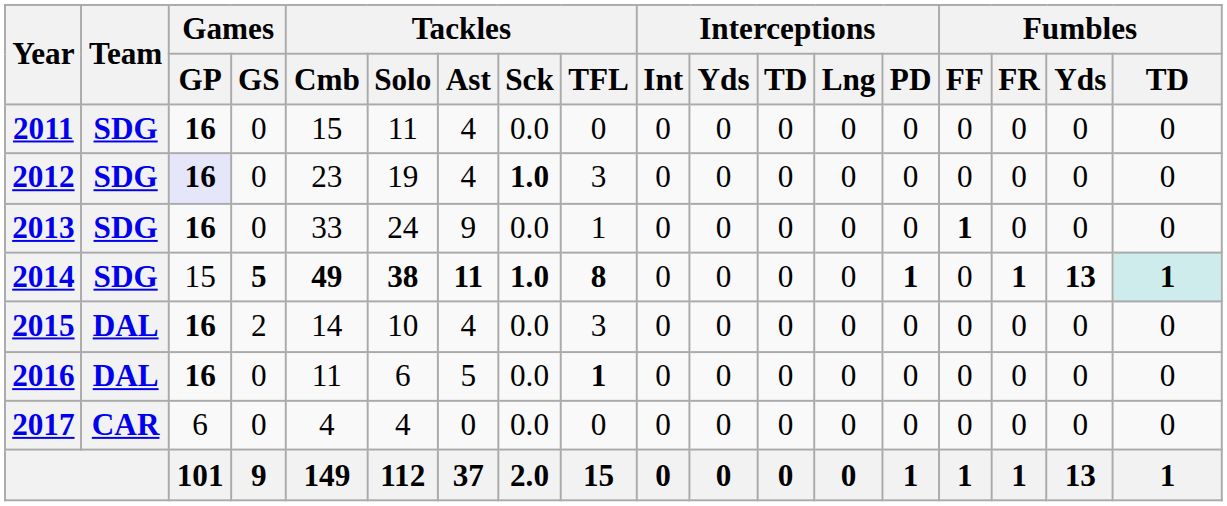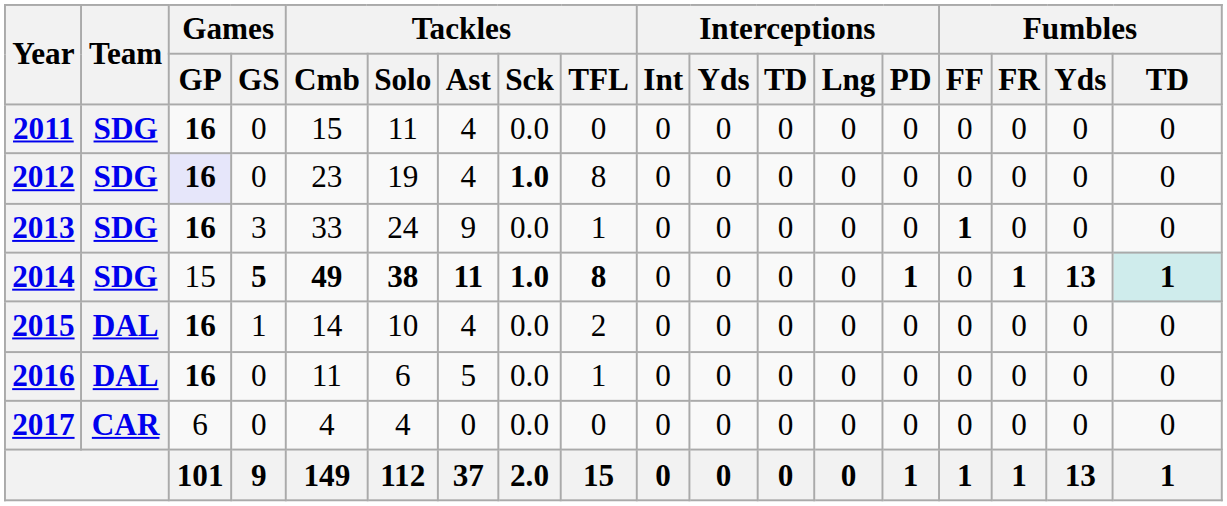(599, 177) 3 -> (599, 177) 8
(259, 227) 0 -> (259, 227) 3
(259, 326) 2 -> (259, 326) 1
(599, 326) 3 -> (599, 326) 2
(599, 375) bold -> (599, 375) normal
